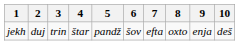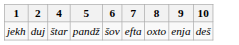- column: (58, 13)
